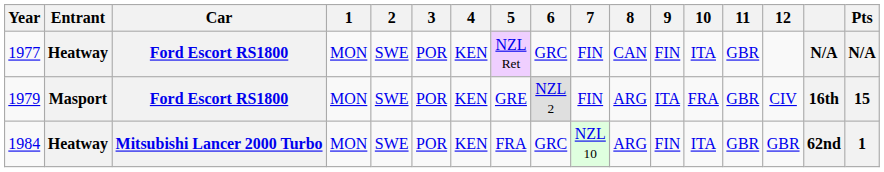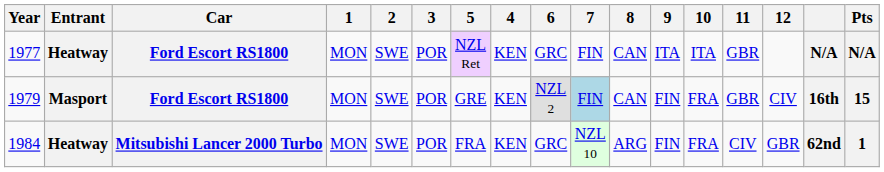columns swapped: (471, 18) <-> (511, 18)
(667, 53) FIN -> (667, 53) ITA
(590, 99) no background -> (590, 99) lightblue background
(630, 99) ARG -> (630, 99) CAN
(667, 99) ITA -> (667, 99) FIN
(703, 144) ITA -> (703, 144) FRA
(743, 144) GBR -> (743, 144) CIV
